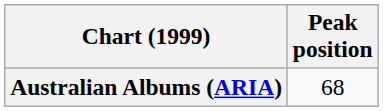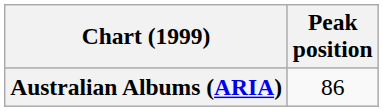(333, 86) 68 -> (333, 86) 86
